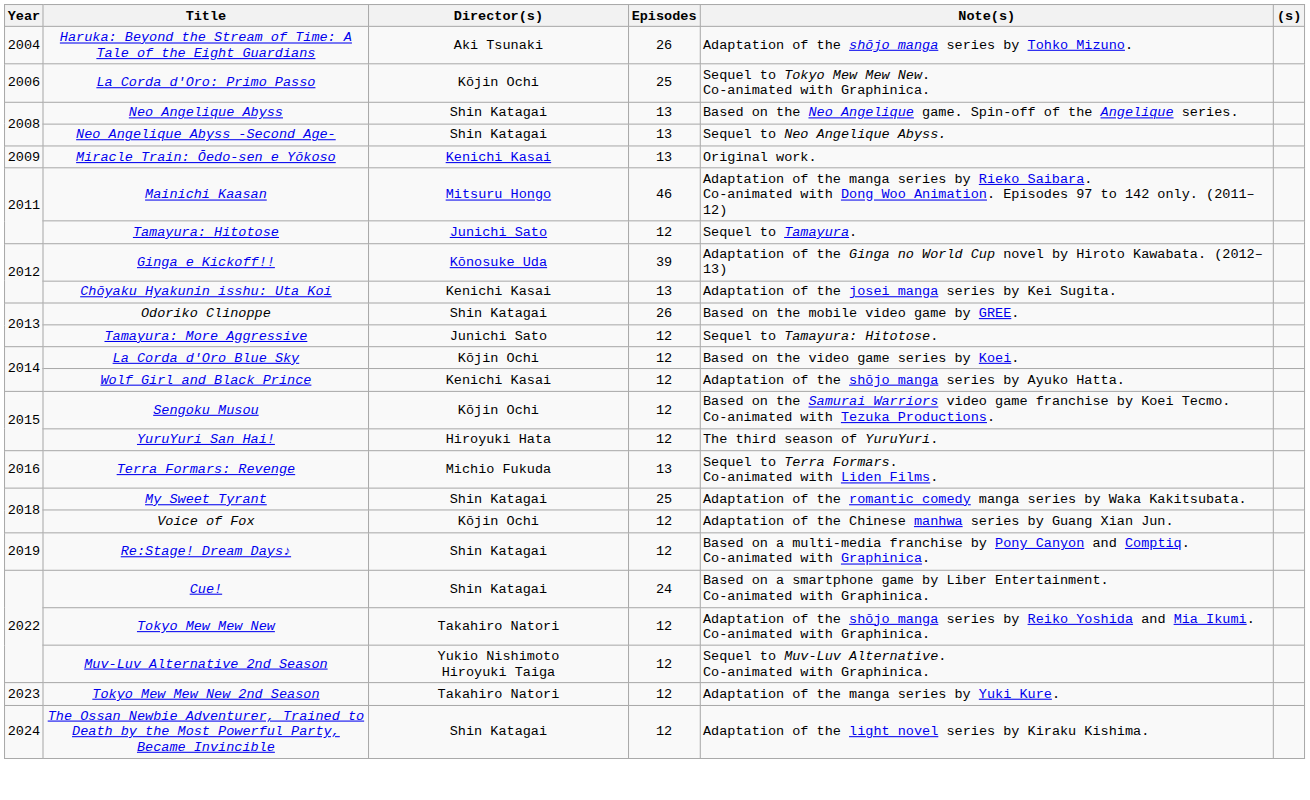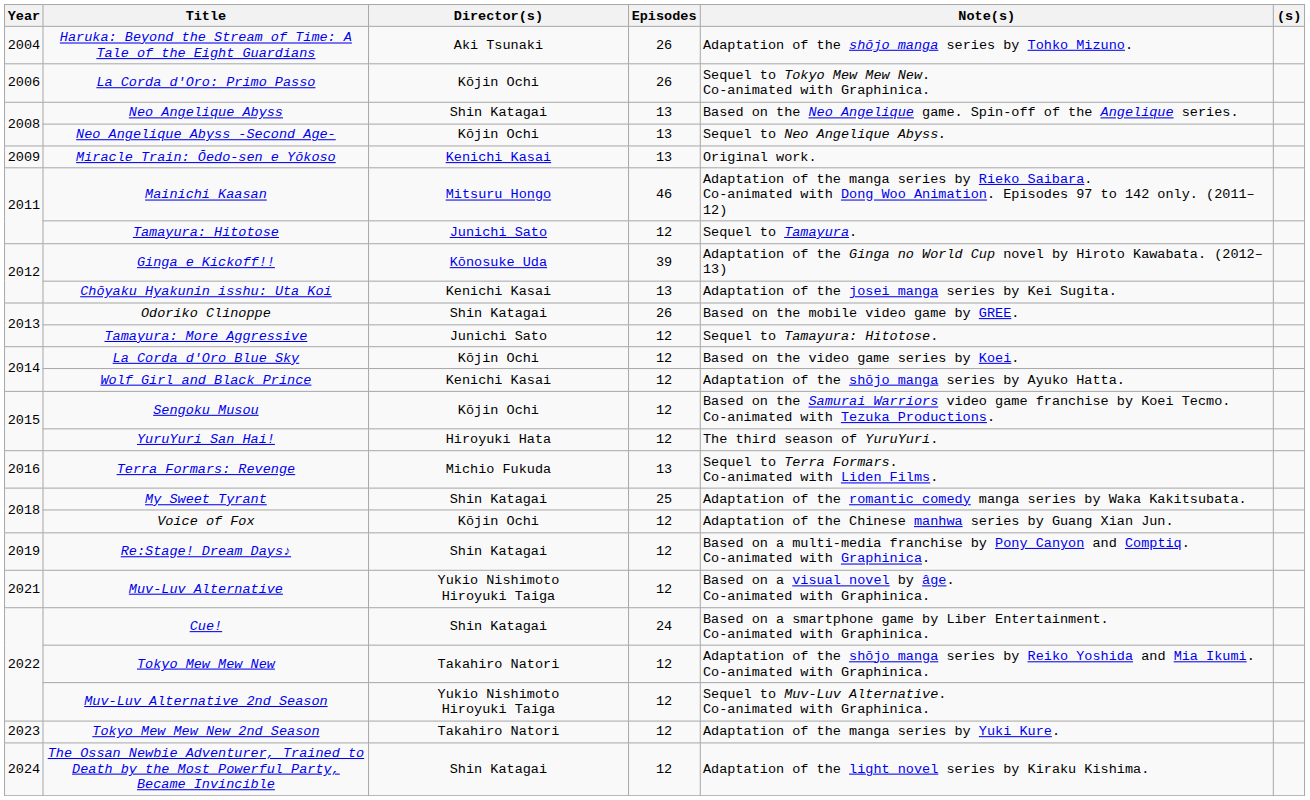(664, 83) 25 -> (664, 83) 26
(498, 135) Shin Katagai -> (498, 135) Kōjin Ochi
+ row: (206, 589)
